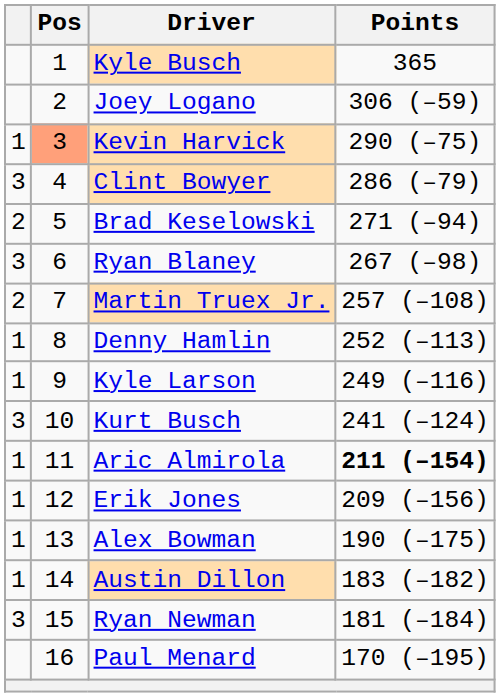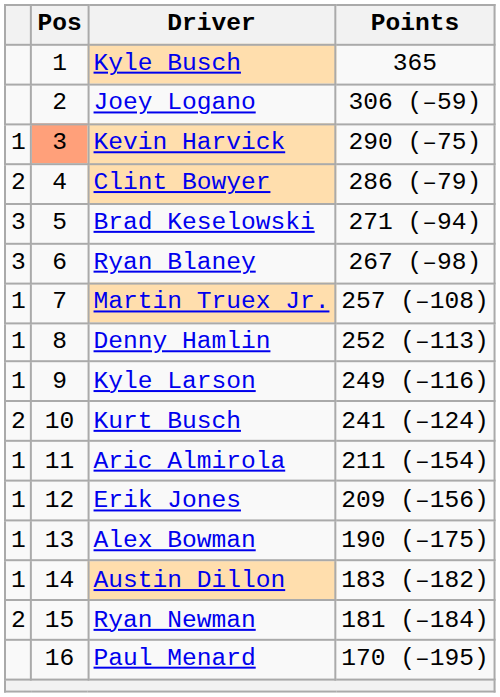(18, 184) 3 -> (18, 184) 2
(18, 224) 2 -> (18, 224) 3
(18, 303) 2 -> (18, 303) 1
(18, 422) 3 -> (18, 422) 2
(415, 462) bold -> (415, 462) normal
(18, 620) 3 -> (18, 620) 2
